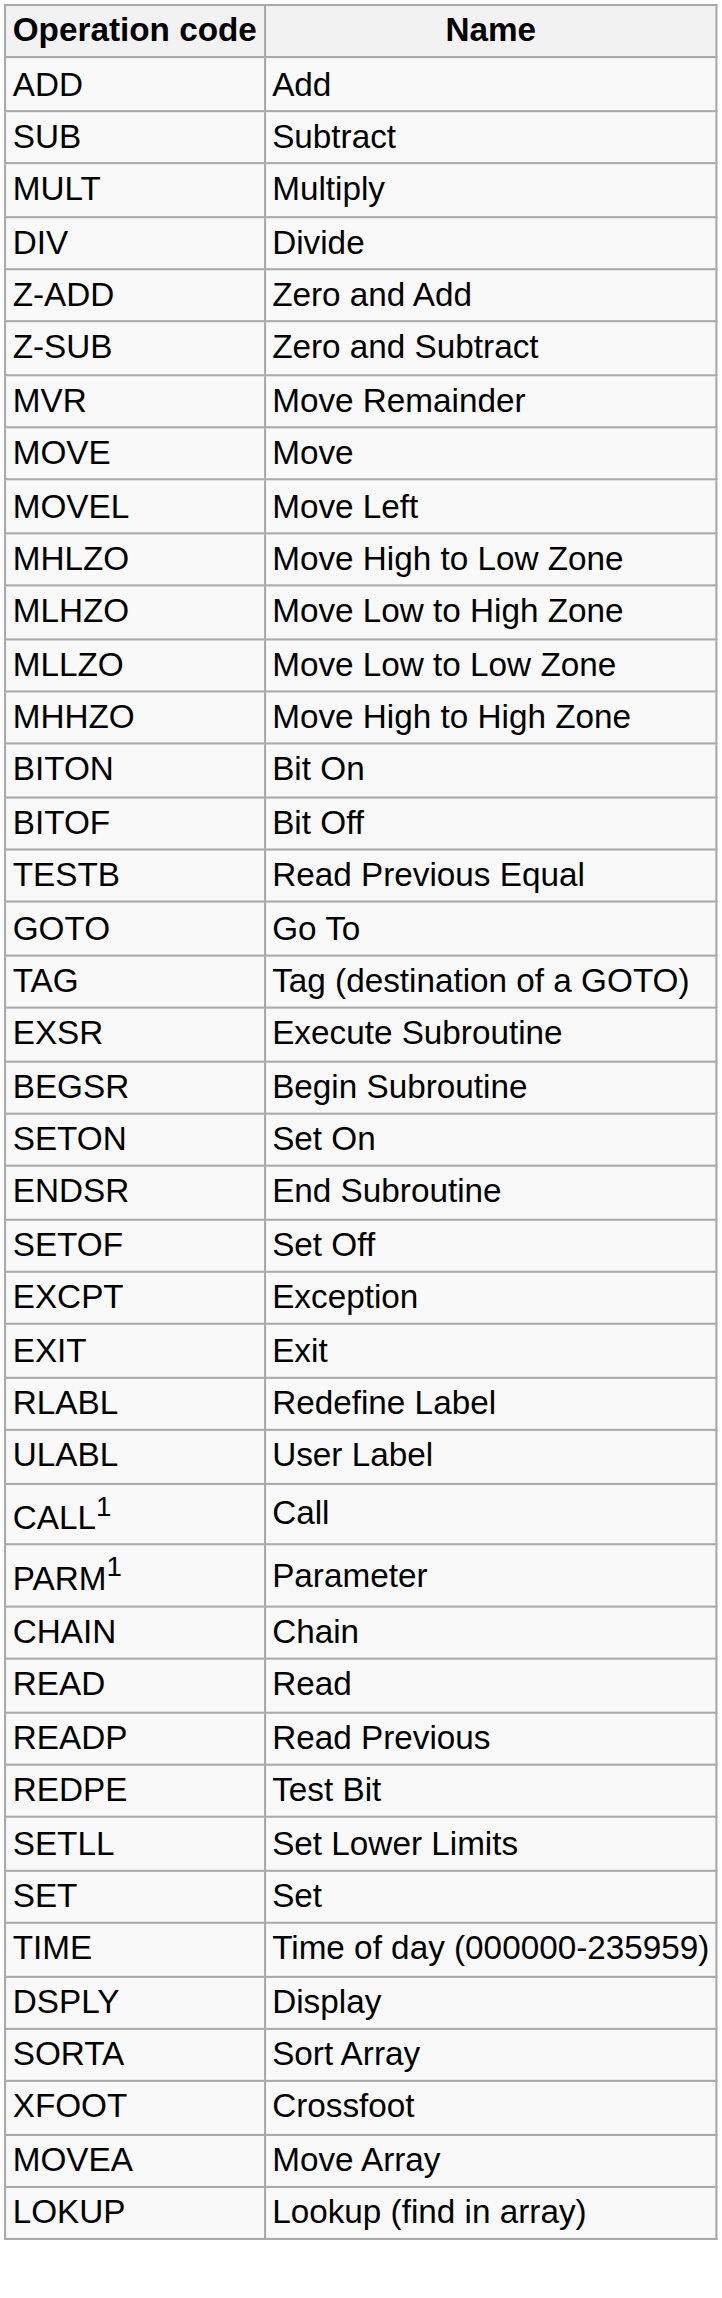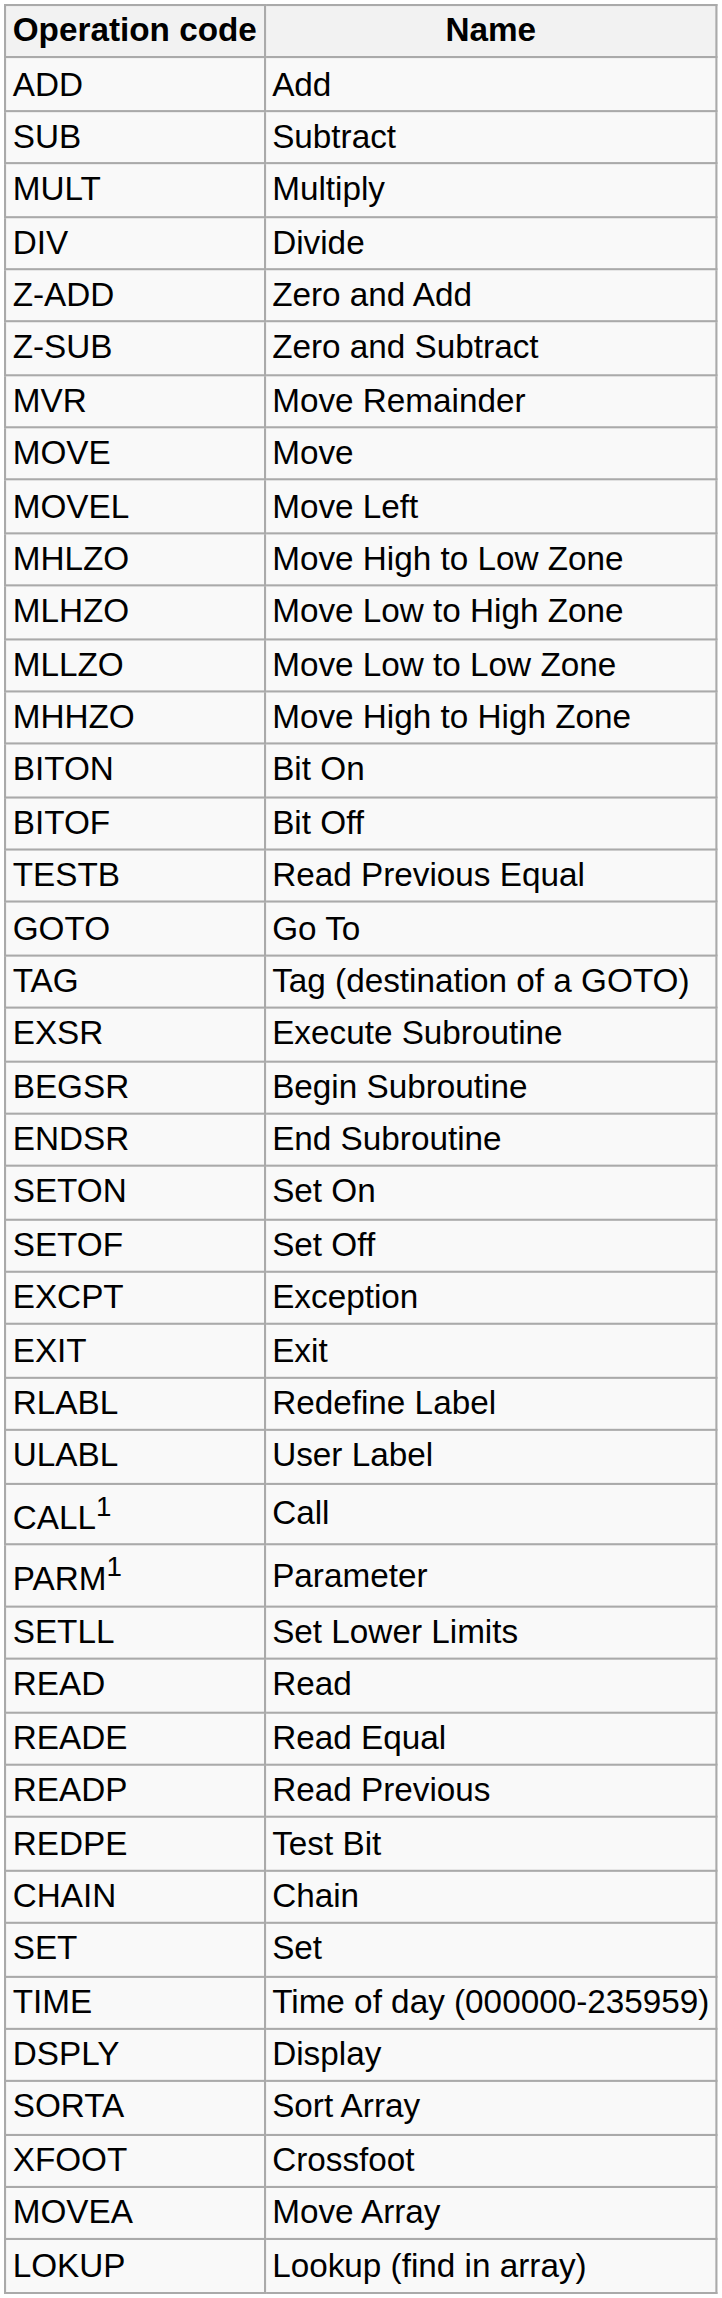rows swapped: (71, 1192) <-> (70, 1139)
rows swapped: (64, 1632) <-> (64, 1843)
+ row: (70, 1737)
